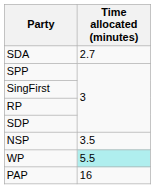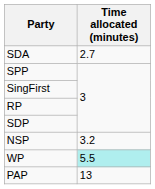(87, 141) 3.5 -> (87, 141) 3.2
(86, 175) 16 -> (86, 175) 13
